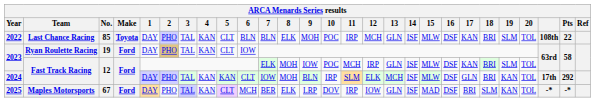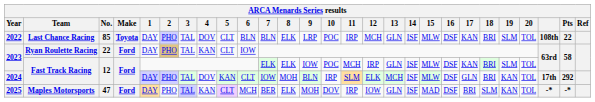(207, 37) KAN -> (207, 37) DOV
(310, 37) MOH -> (310, 37) LRP
(106, 51) 19 -> (106, 51) 22
(288, 64) MOH -> (288, 64) ELK
(207, 77) KAN -> (207, 77) DOV
(106, 90) 67 -> (106, 90) 47
(310, 90) LRP -> (310, 90) MOH
